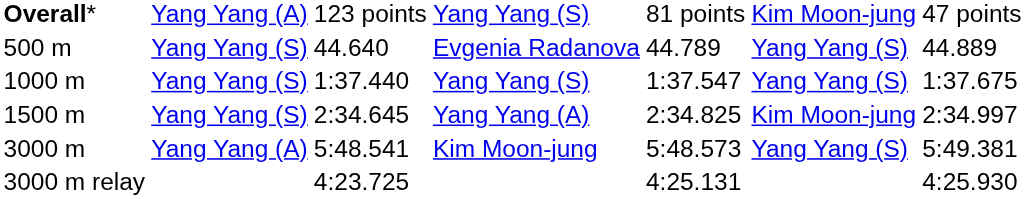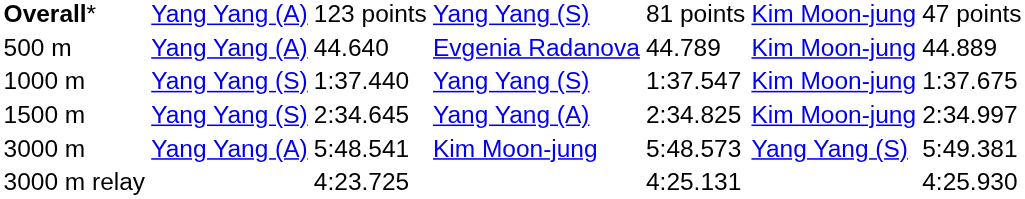(229, 47) Yang Yang (S) -> (229, 47) Yang Yang (A)
(830, 47) Yang Yang (S) -> (834, 47) Kim Moon-jung
(830, 81) Yang Yang (S) -> (834, 81) Kim Moon-jung
